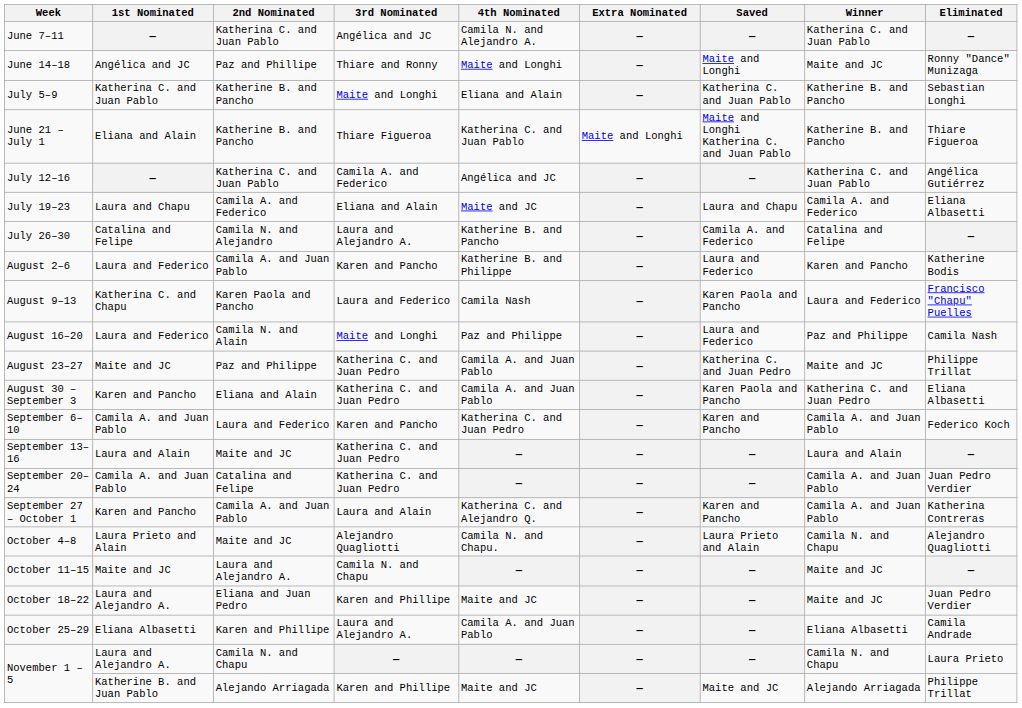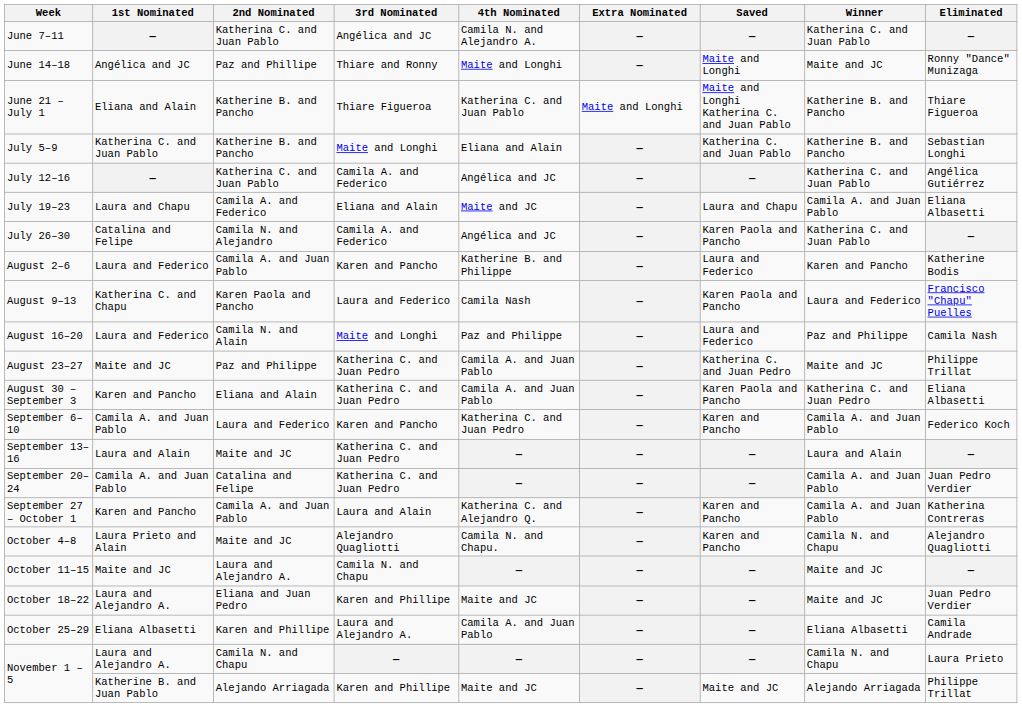rows swapped: (35, 136) <-> (32, 95)
(848, 207) Camila A. and Federico -> (864, 207) Camila A. and Juan Pablo
(374, 236) Laura and Alejandro A. -> (378, 236) Camila A. and Federico
(511, 236) Katherine B. and Pancho -> (508, 236) Angélica and JC
(744, 236) Camila A. and Federico -> (750, 236) Karen Paola and Pancho
(845, 236) Catalina and Felipe -> (857, 236) Katherina C. and Juan Pablo
(740, 542) Laura Prieto and Alain -> (731, 542) Karen and Pancho
